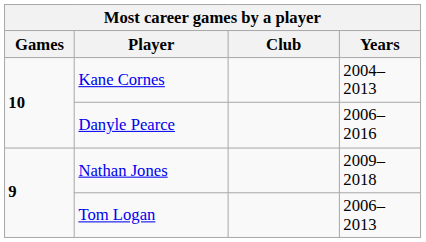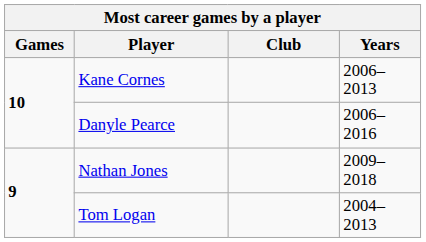(364, 79) 2004–2013 -> (364, 79) 2006–2013
(364, 215) 2006–2013 -> (364, 215) 2004–2013
